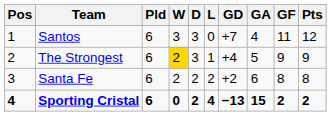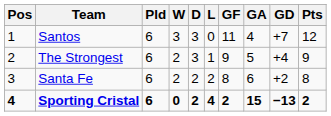columns swapped: (286, 15) <-> (233, 15)
(176, 57) gold background -> (176, 57) no background
